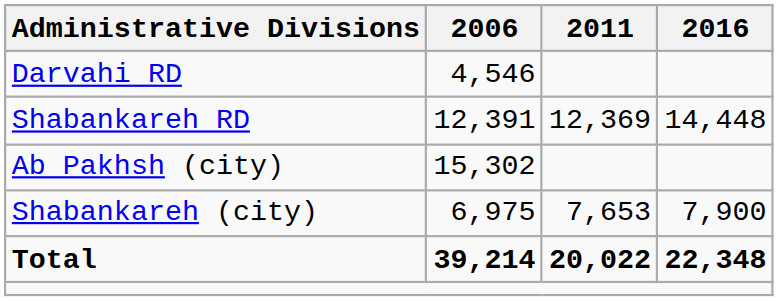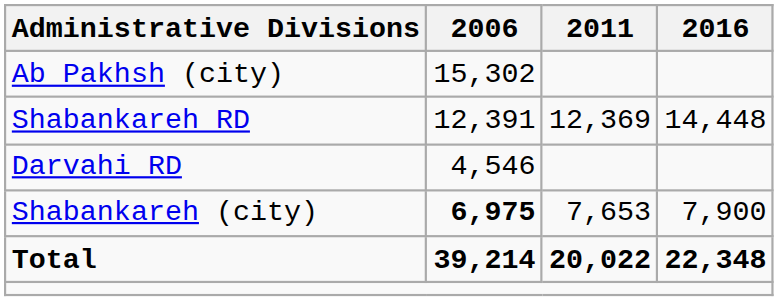rows swapped: (97, 74) <-> (148, 167)
(493, 213) normal -> (493, 213) bold
